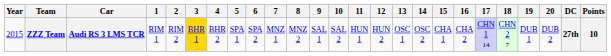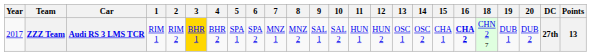- column: (486, 10)
(15, 34) 2015 -> (15, 34) 2017
(464, 34) normal -> (465, 34) bold
(594, 34) 10 -> (573, 34) 13
